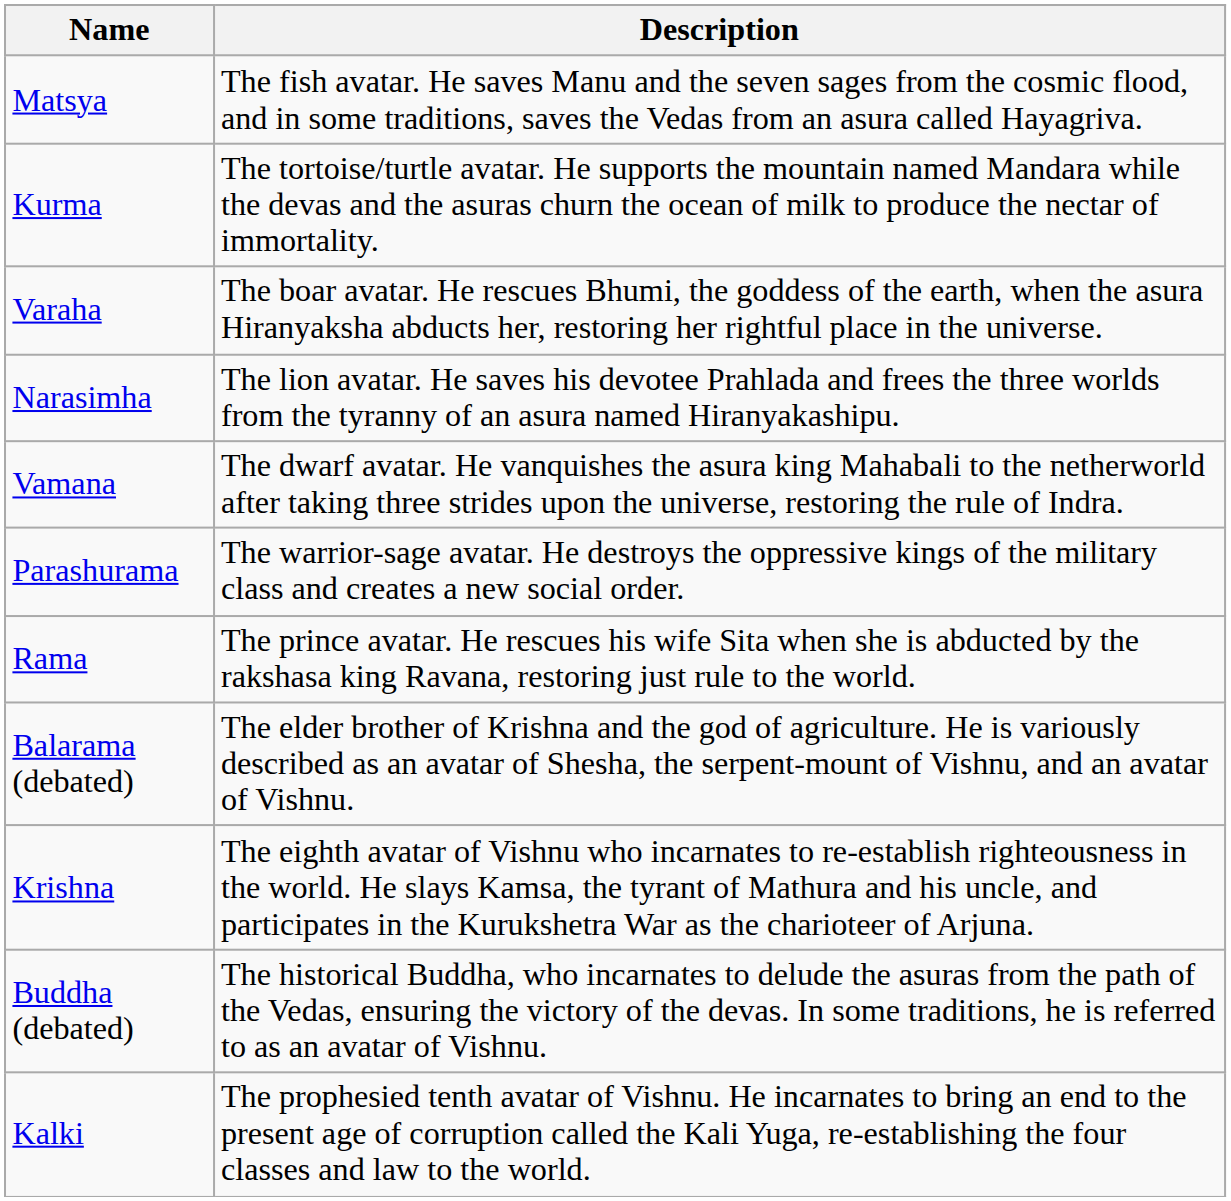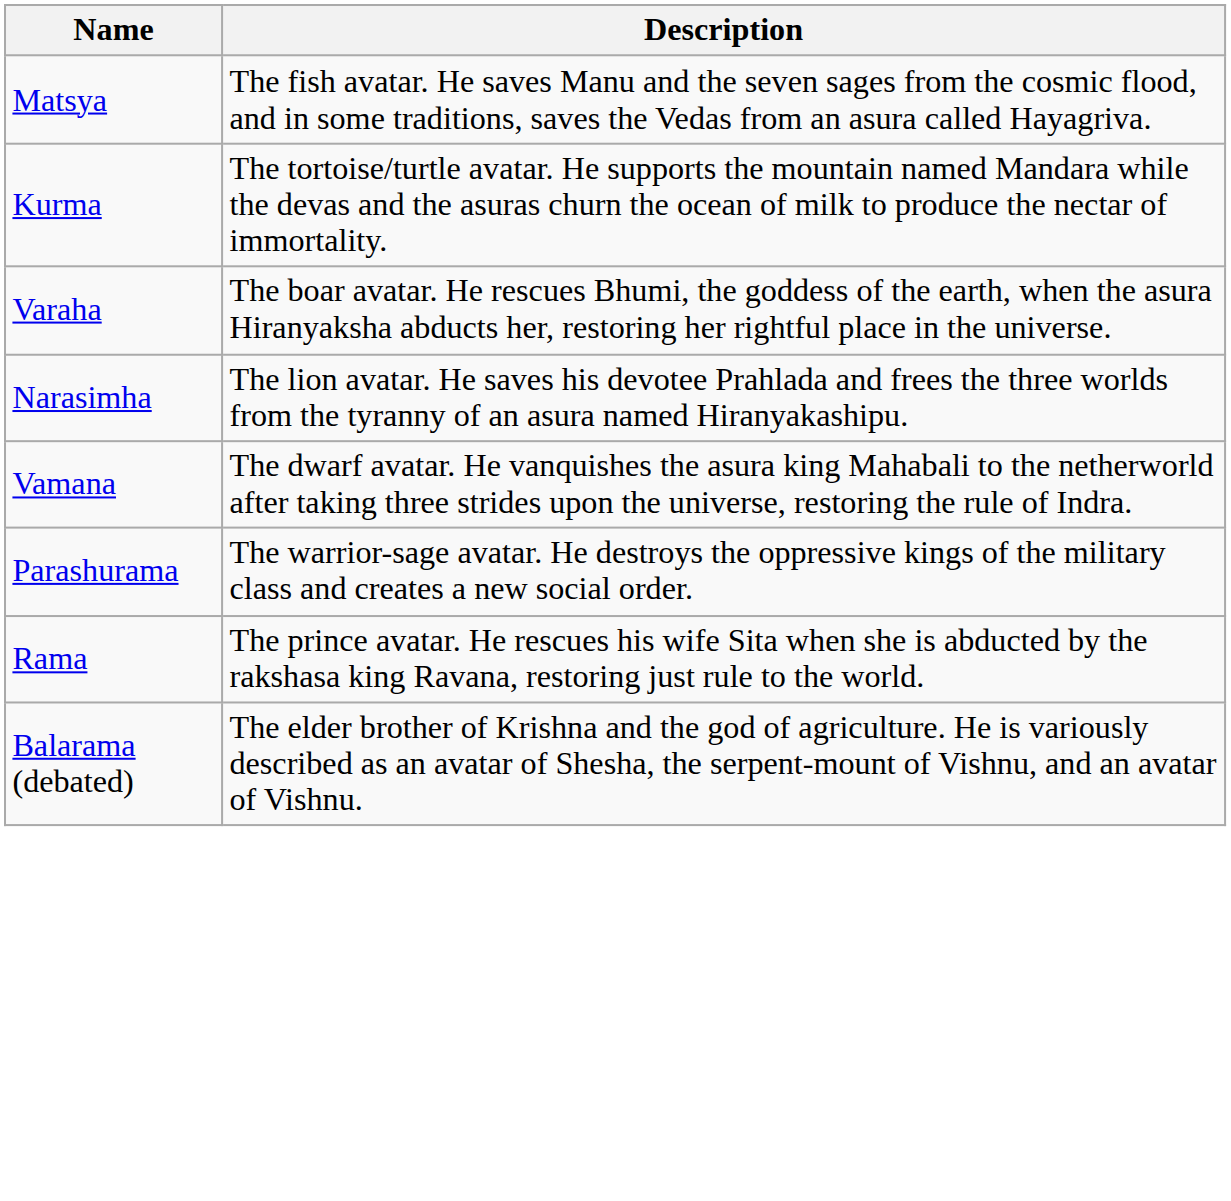- row: (63, 887)
- row: (73, 1010)
- row: (48, 1133)
